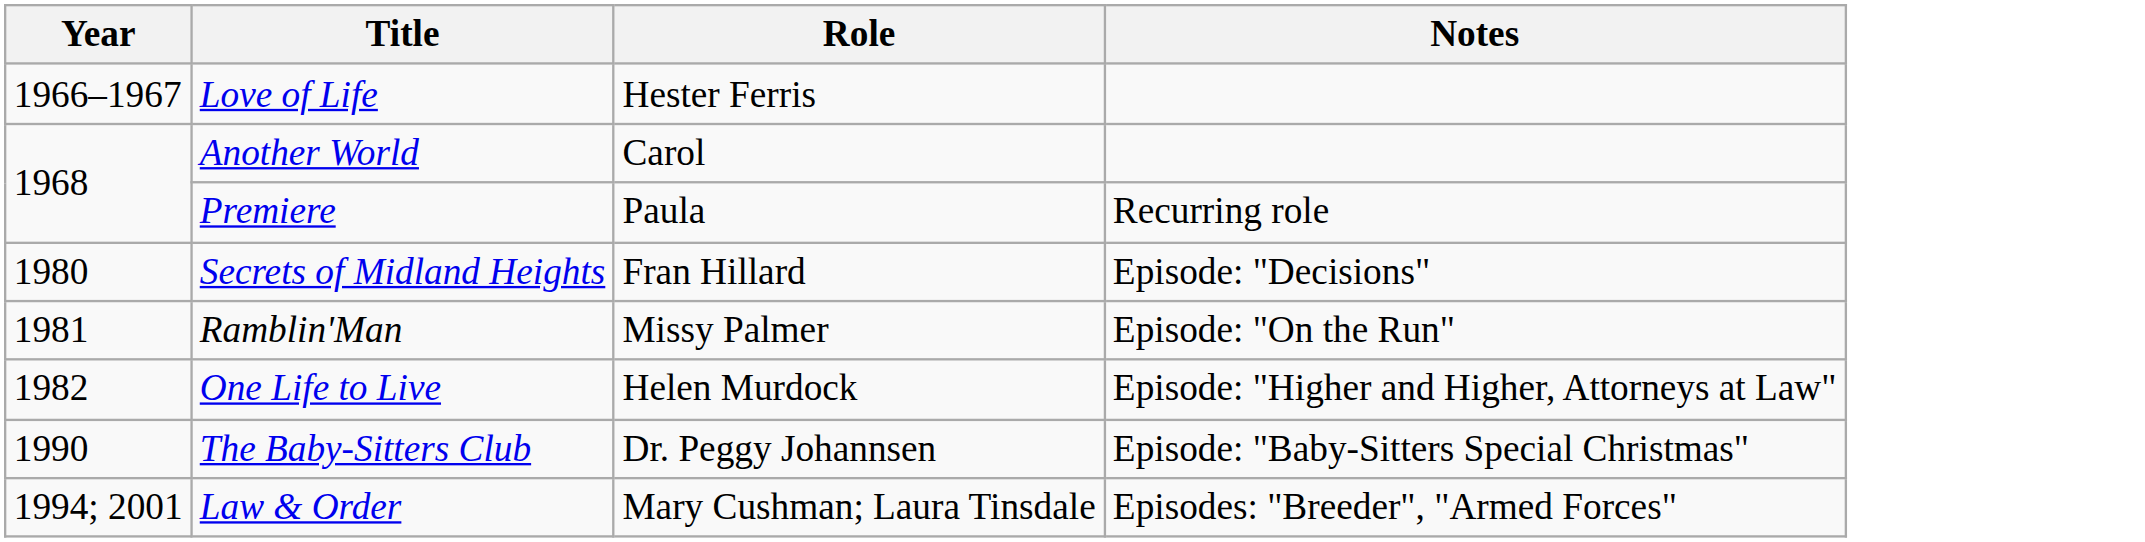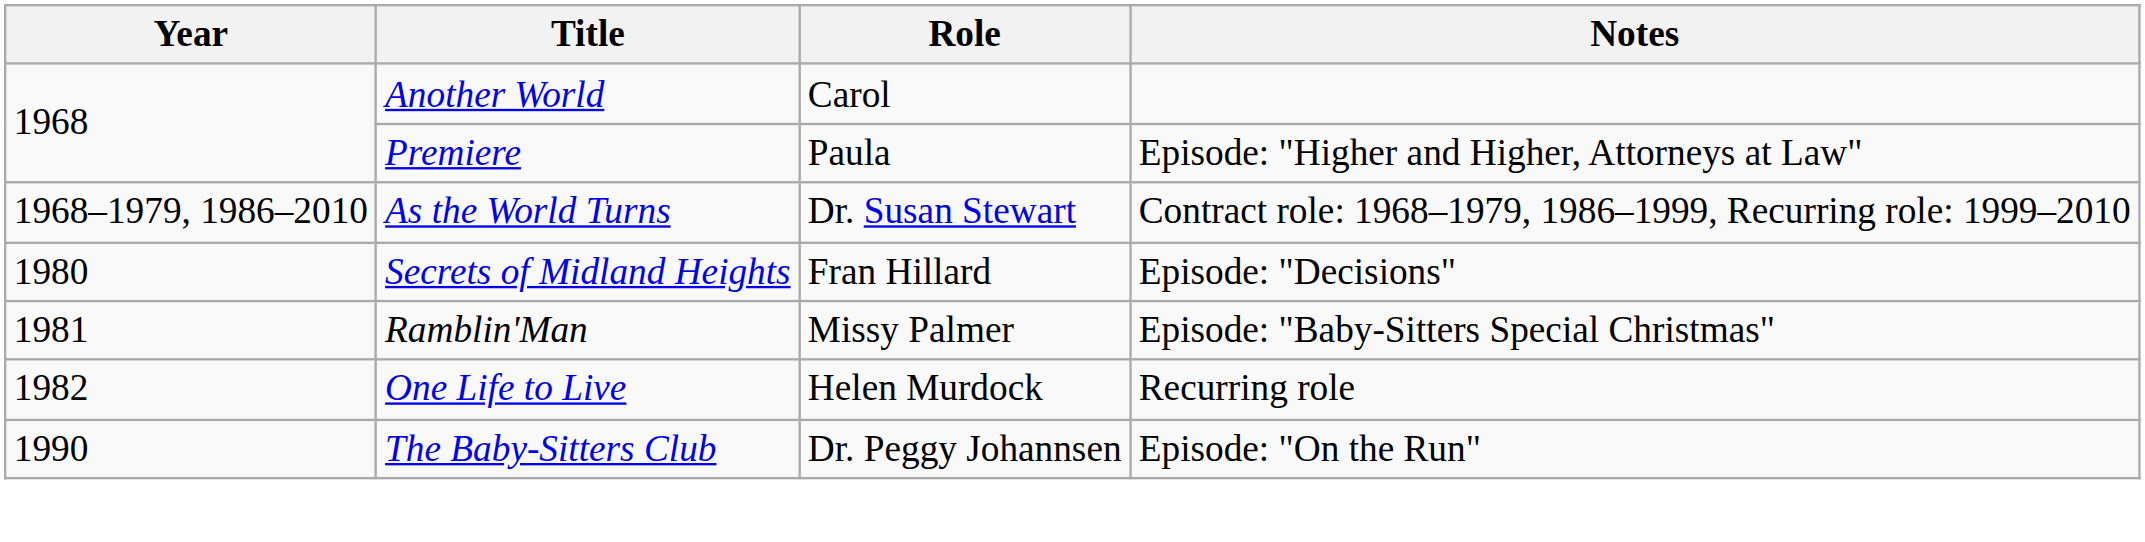- row: (289, 93)
(1221, 211) Recurring role -> (1501, 152) Episode: "Higher and Higher, Attorneys at Law"
+ row: (528, 211)
(1284, 329) Episode: "On the Run" -> (1457, 329) Episode: "Baby-Sitters Special Christmas"
(1475, 388) Episode: "Higher and Higher, Attorneys at Law" -> (1247, 388) Recurring role
(1431, 447) Episode: "Baby-Sitters Special Christmas" -> (1310, 447) Episode: "On the Run"
- row: (301, 507)
